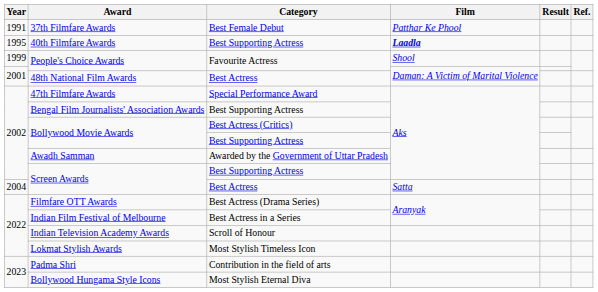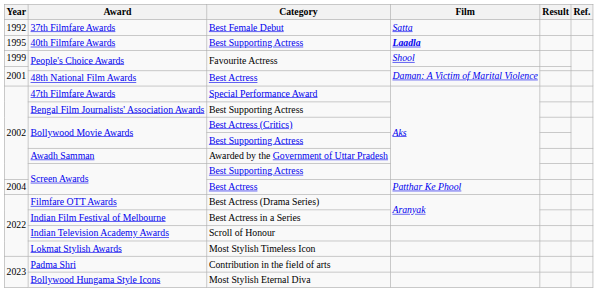(16, 27) 1991 -> (16, 27) 1992
(427, 27) Patthar Ke Phool -> (403, 27) Satta
(403, 187) Satta -> (427, 187) Patthar Ke Phool
